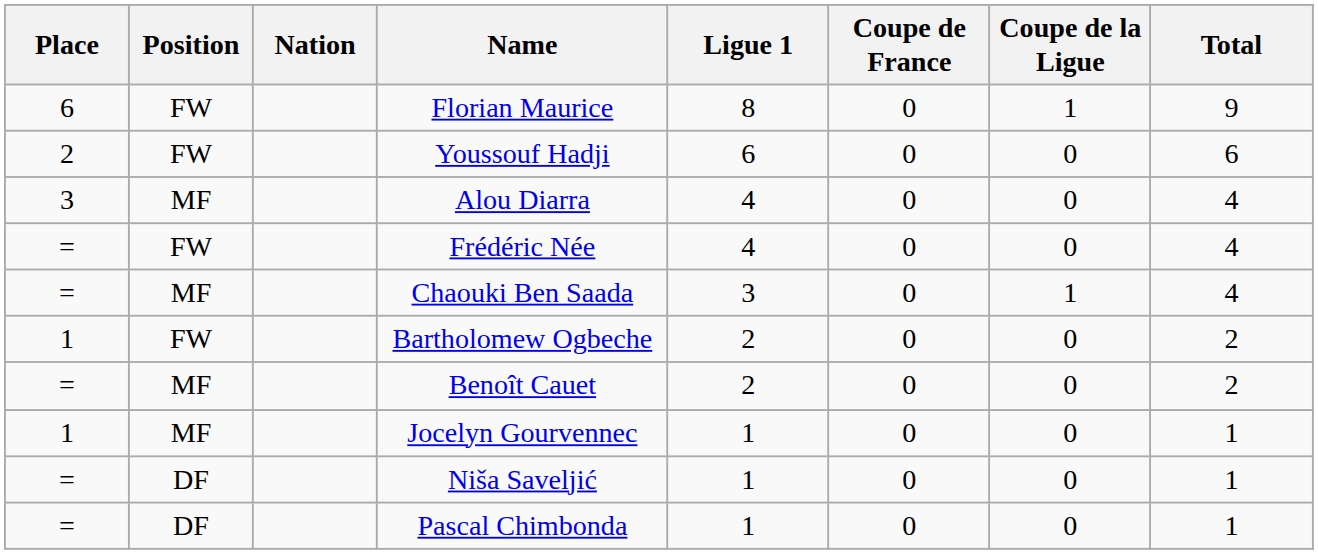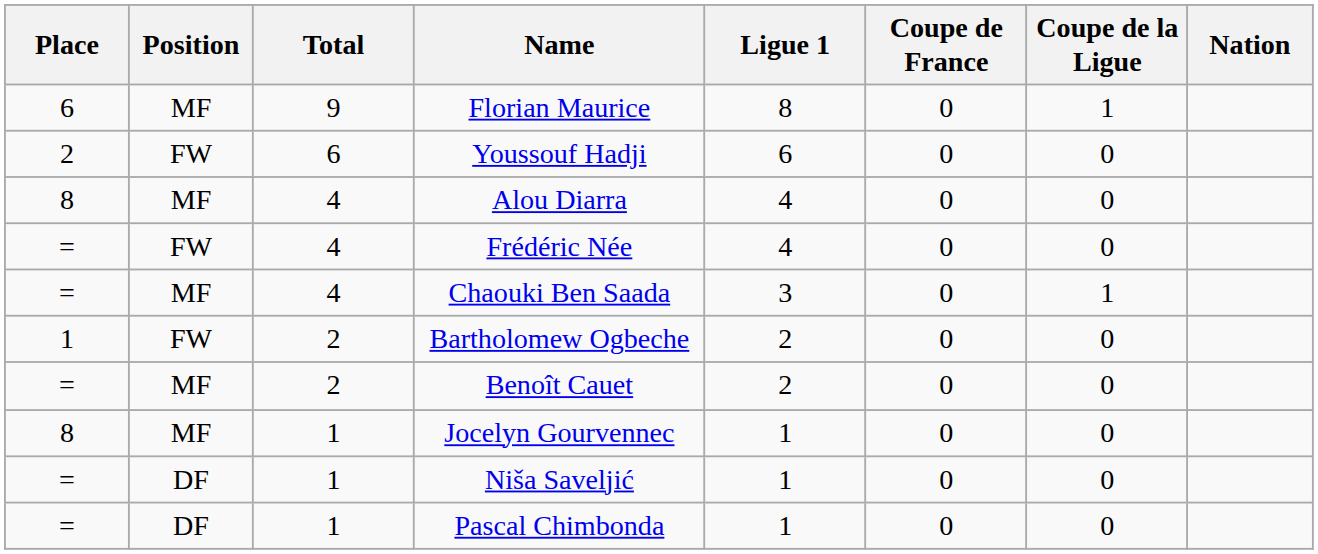columns swapped: (315, 44) <-> (1231, 44)
(191, 107) FW -> (191, 107) MF
(67, 200) 3 -> (67, 200) 8
(67, 432) 1 -> (67, 432) 8
